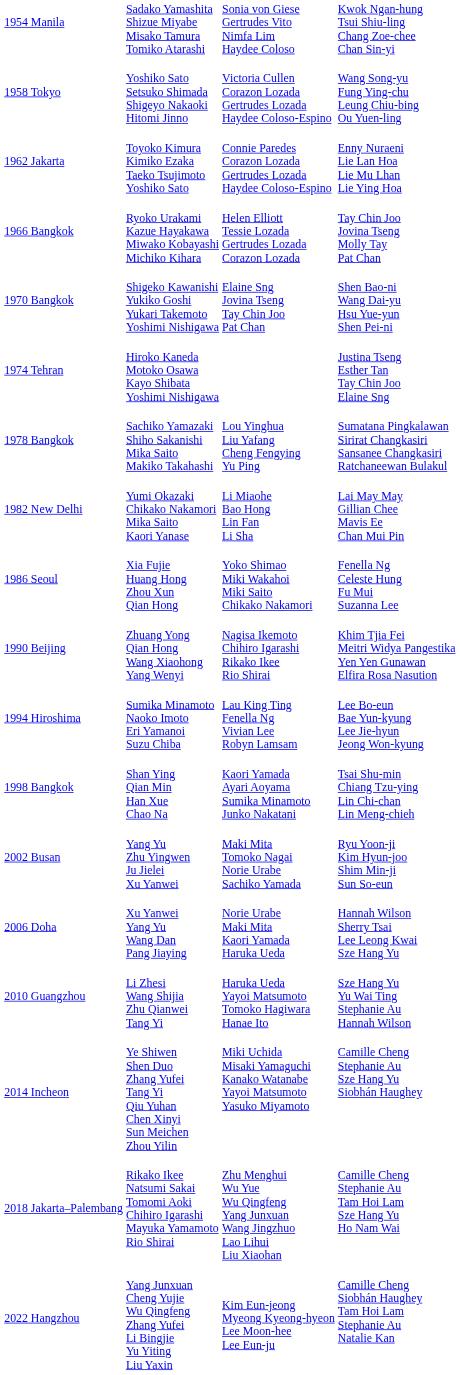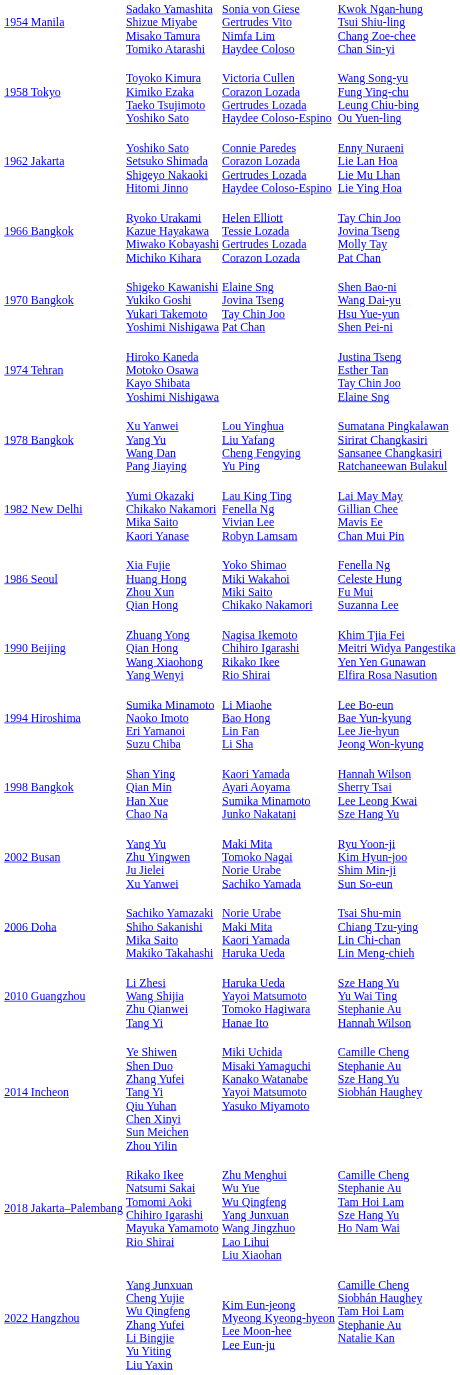(167, 98) Yoshiko Sato Setsuko Shimada Shigeyo Nakaoki Hitomi Jinno -> (166, 98) Toyoko Kimura Kimiko Ezaka Taeko Tsujimoto Yoshiko Sato
(166, 168) Toyoko Kimura Kimiko Ezaka Taeko Tsujimoto Yoshiko Sato -> (167, 168) Yoshiko Sato Setsuko Shimada Shigeyo Nakaoki Hitomi Jinno
(170, 446) Sachiko Yamazaki Shiho Sakanishi Mika Saito Makiko Takahashi -> (156, 446) Xu Yanwei Yang Yu Wang Dan Pang Jiaying
(247, 516) Li Miaohe Bao Hong Lin Fan Li Sha -> (260, 516) Lau King Ting Fenella Ng Vivian Lee Robyn Lamsam
(260, 724) Lau King Ting Fenella Ng Vivian Lee Robyn Lamsam -> (247, 724) Li Miaohe Bao Hong Lin Fan Li Sha
(378, 794) Tsai Shu-min Chiang Tzu-ying Lin Chi-chan Lin Meng-chieh -> (378, 794) Hannah Wilson Sherry Tsai Lee Leong Kwai Sze Hang Yu
(156, 933) Xu Yanwei Yang Yu Wang Dan Pang Jiaying -> (170, 933) Sachiko Yamazaki Shiho Sakanishi Mika Saito Makiko Takahashi
(378, 933) Hannah Wilson Sherry Tsai Lee Leong Kwai Sze Hang Yu -> (378, 933) Tsai Shu-min Chiang Tzu-ying Lin Chi-chan Lin Meng-chieh
